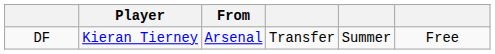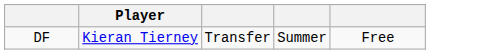- column: (233, 16)
